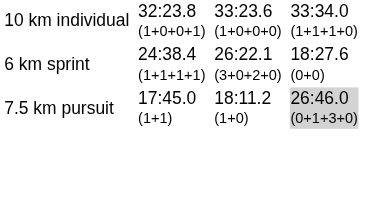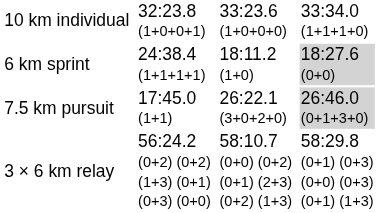(248, 64) 26:22.1 (3+0+2+0) -> (248, 64) 18:11.2 (1+0)
(320, 64) no background -> (330, 64) lightgrey background
(243, 108) 18:11.2 (1+0) -> (253, 108) 26:22.1 (3+0+2+0)
+ row: (59, 171)
